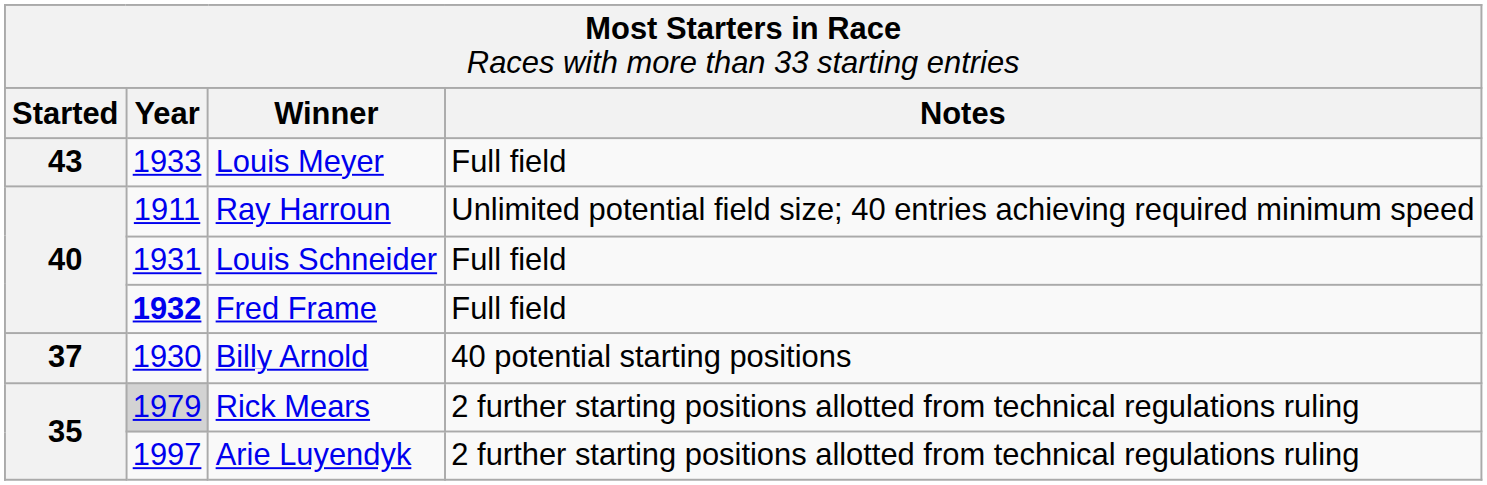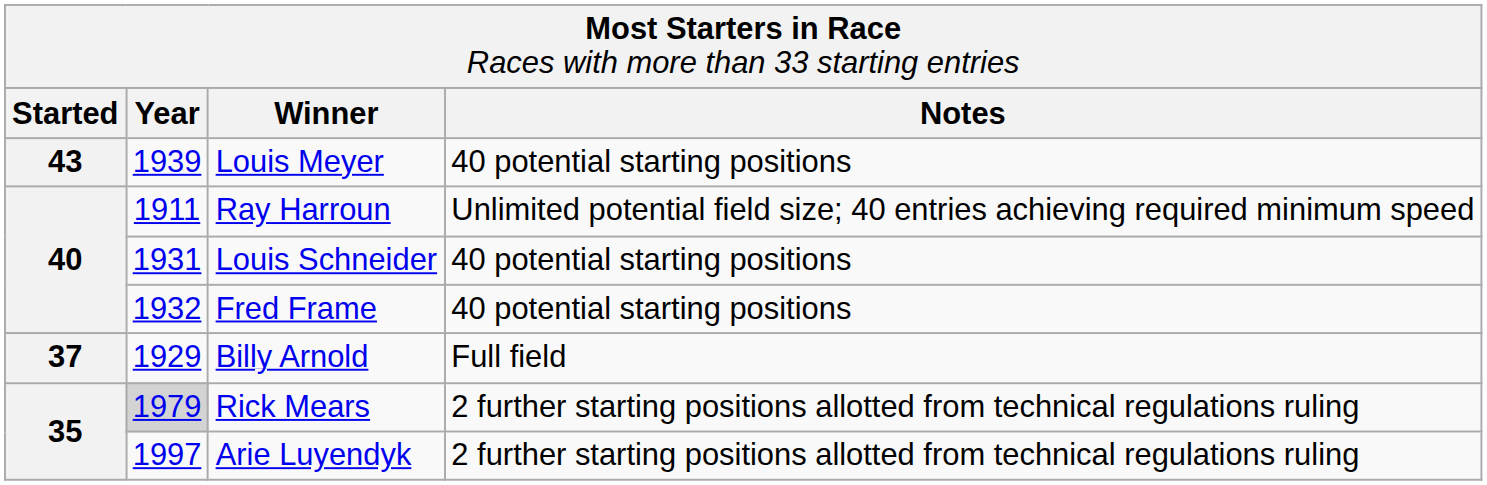(167, 161) 1933 -> (167, 161) 1939
(509, 161) Full field -> (651, 161) 40 potential starting positions
(509, 259) Full field -> (651, 259) 40 potential starting positions
(167, 308) bold -> (167, 308) normal
(509, 308) Full field -> (651, 308) 40 potential starting positions
(167, 357) 1930 -> (167, 357) 1929
(651, 357) 40 potential starting positions -> (509, 357) Full field
